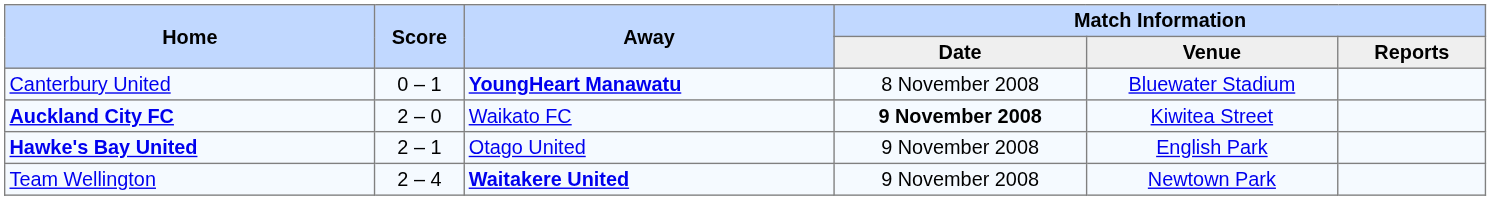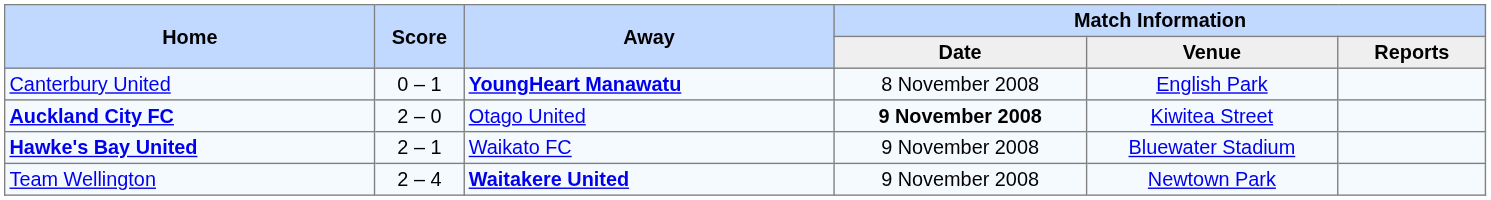(1212, 84) Bluewater Stadium -> (1212, 84) English Park
(520, 116) Waikato FC -> (527, 116) Otago United
(527, 148) Otago United -> (520, 148) Waikato FC
(1212, 148) English Park -> (1212, 148) Bluewater Stadium
